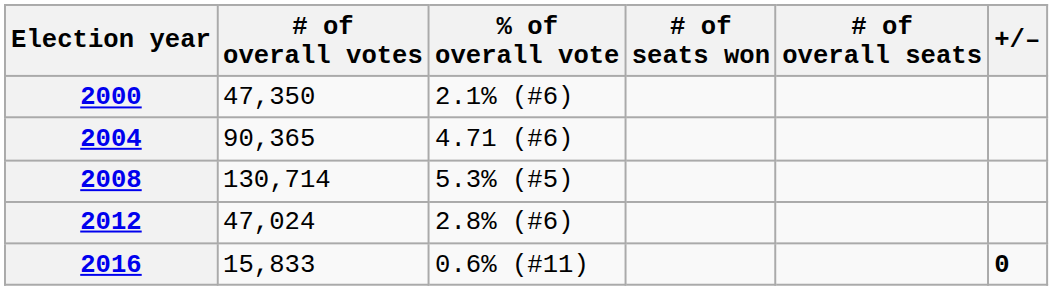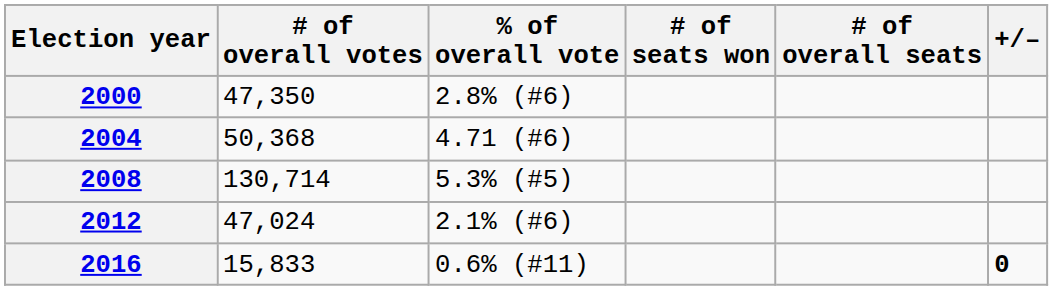(504, 97) 2.1% (#6) -> (504, 97) 2.8% (#6)
(269, 139) 90,365 -> (269, 139) 50,368
(504, 222) 2.8% (#6) -> (504, 222) 2.1% (#6)
